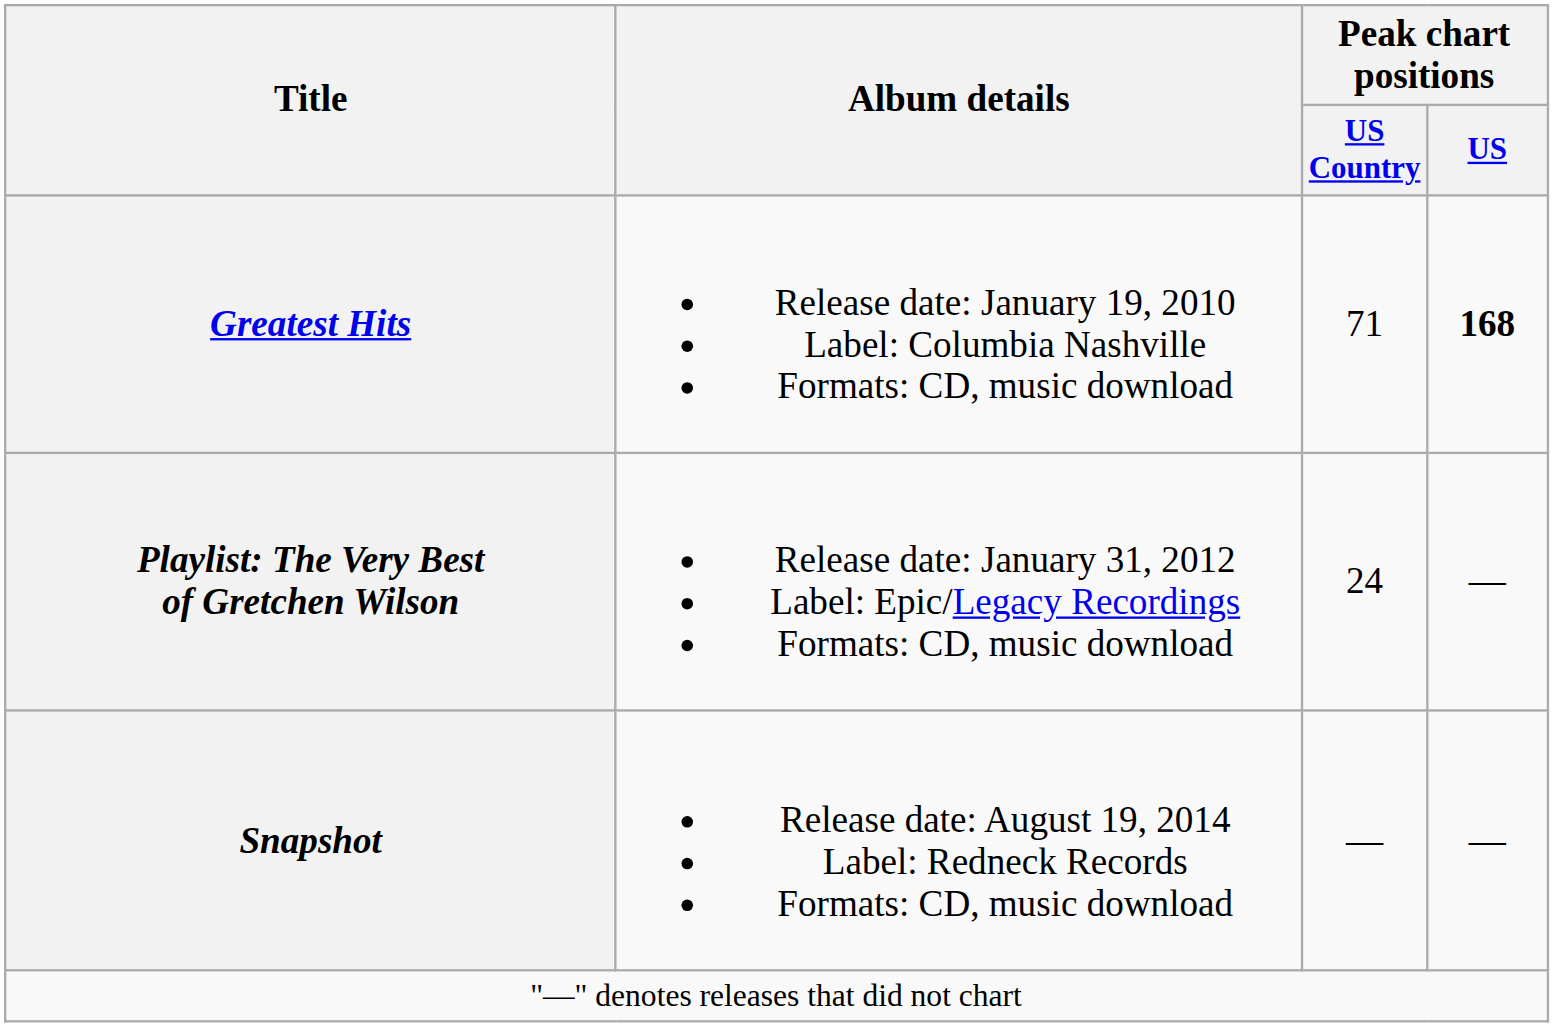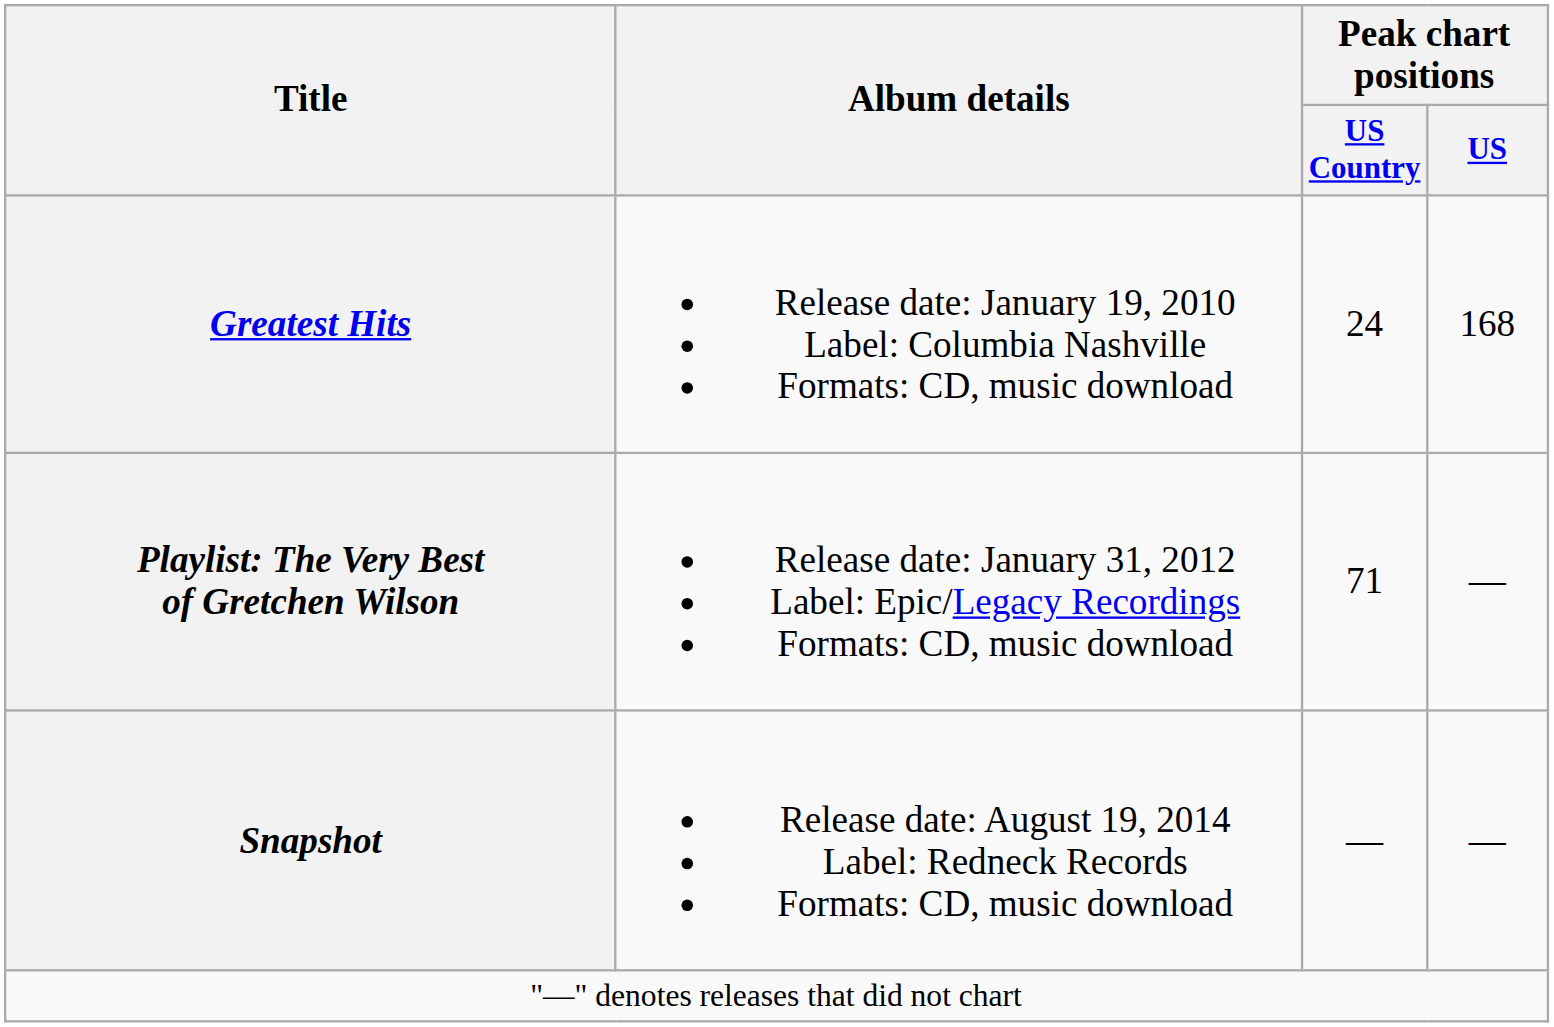(1365, 323) 71 -> (1365, 323) 24
(1487, 323) bold -> (1487, 323) normal
(1365, 581) 24 -> (1365, 581) 71
